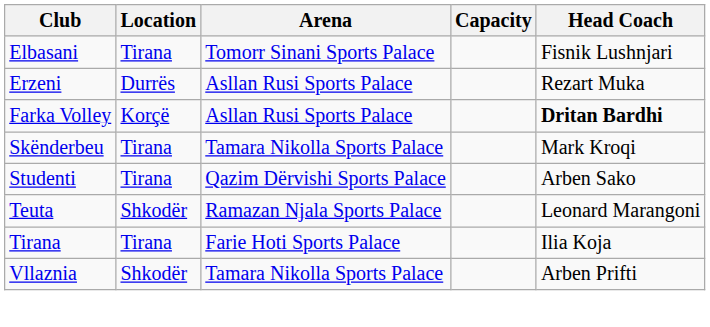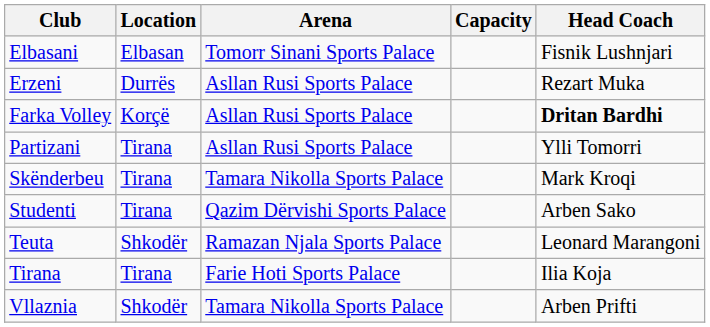(146, 52) Tirana -> (152, 52) Elbasan
+ row: (45, 147)
